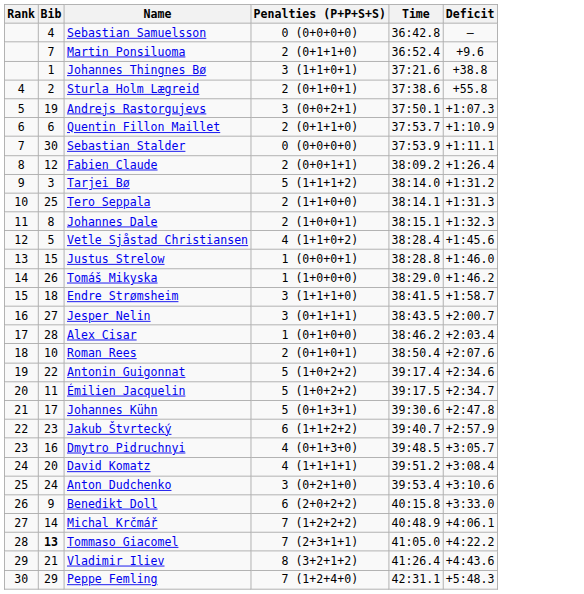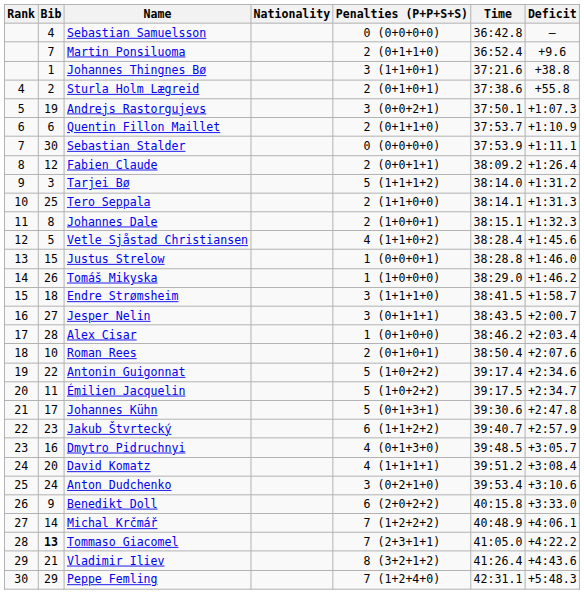+ column: (292, 14)
